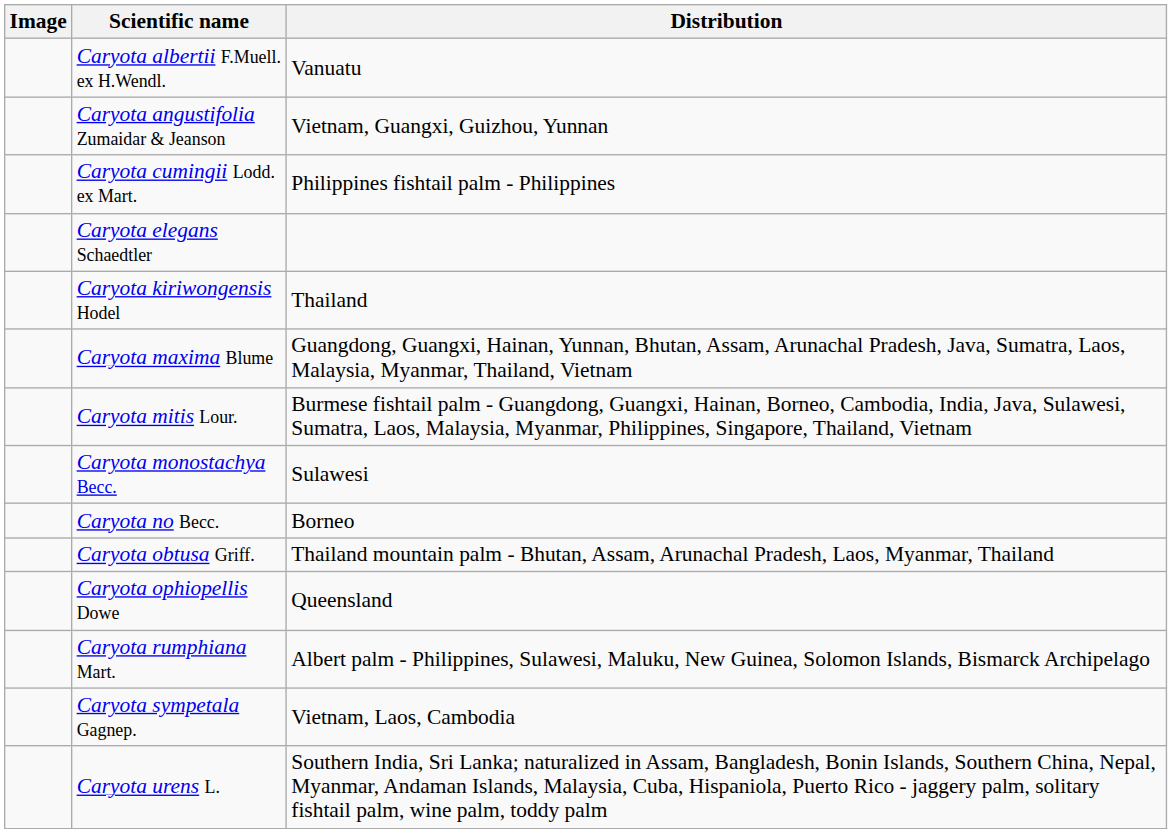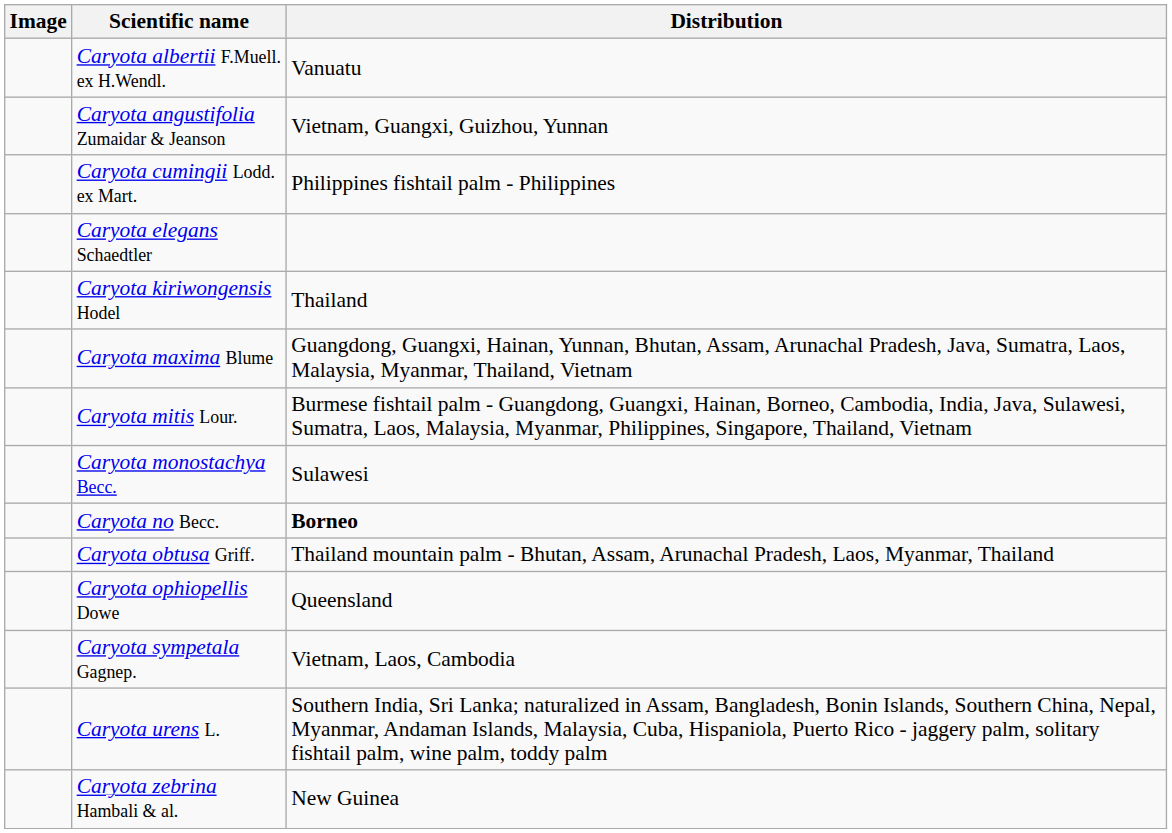(323, 520) normal -> (325, 520) bold
- row: (162, 658)
+ row: (147, 799)
